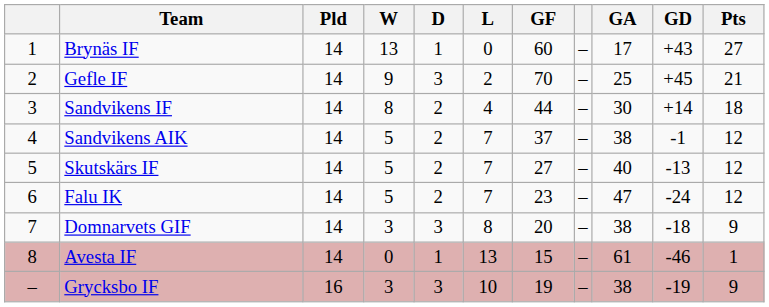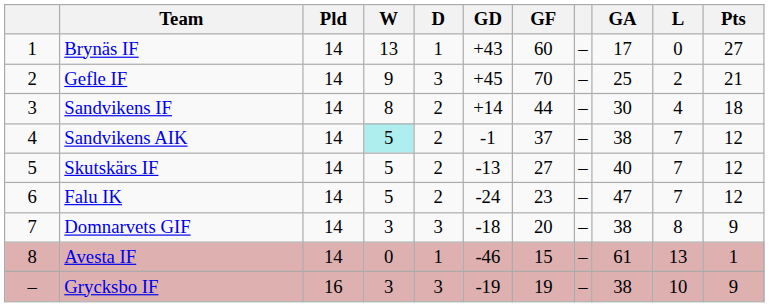columns swapped: (488, 19) <-> (678, 19)
(389, 138) no background -> (389, 138) paleturquoise background
